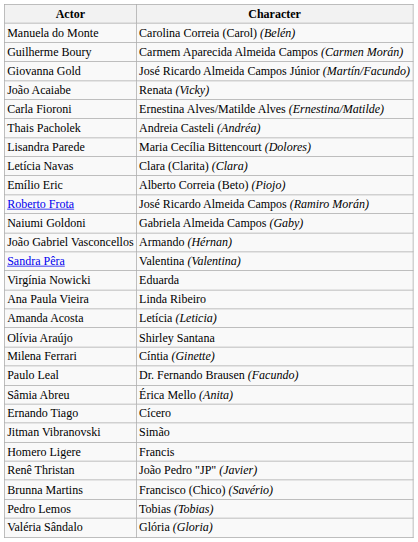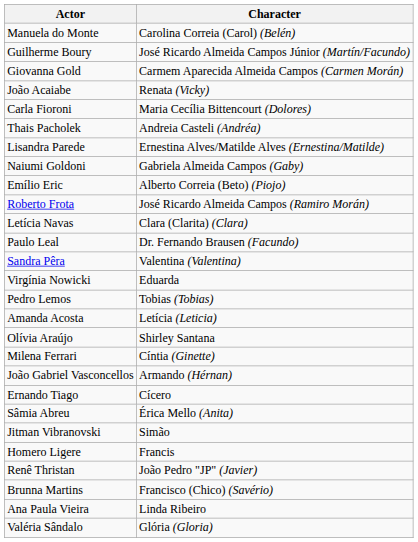(271, 52) Carmem Aparecida Almeida Campos (Carmen Morán) -> (275, 52) José Ricardo Almeida Campos Júnior (Martín/Facundo)
(275, 71) José Ricardo Almeida Campos Júnior (Martín/Facundo) -> (271, 71) Carmem Aparecida Almeida Campos (Carmen Morán)
(262, 109) Ernestina Alves/Matilde Alves (Ernestina/Matilde) -> (225, 109) Maria Cecília Bittencourt (Dolores)
(225, 147) Maria Cecília Bittencourt (Dolores) -> (262, 147) Ernestina Alves/Matilde Alves (Ernestina/Matilde)
rows swapped: (40, 166) <-> (46, 223)
rows swapped: (33, 375) <-> (70, 242)
rows swapped: (39, 508) <-> (48, 299)
rows swapped: (43, 413) <-> (38, 394)
